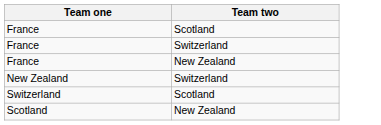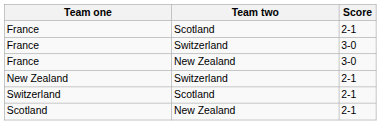+ column: (358, 12)
